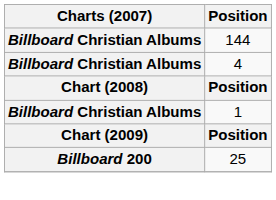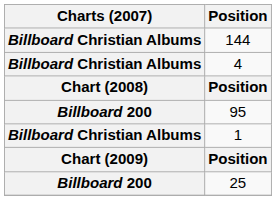+ row: (238, 111)
